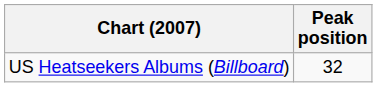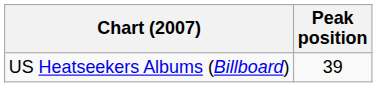(333, 67) 32 -> (333, 67) 39
